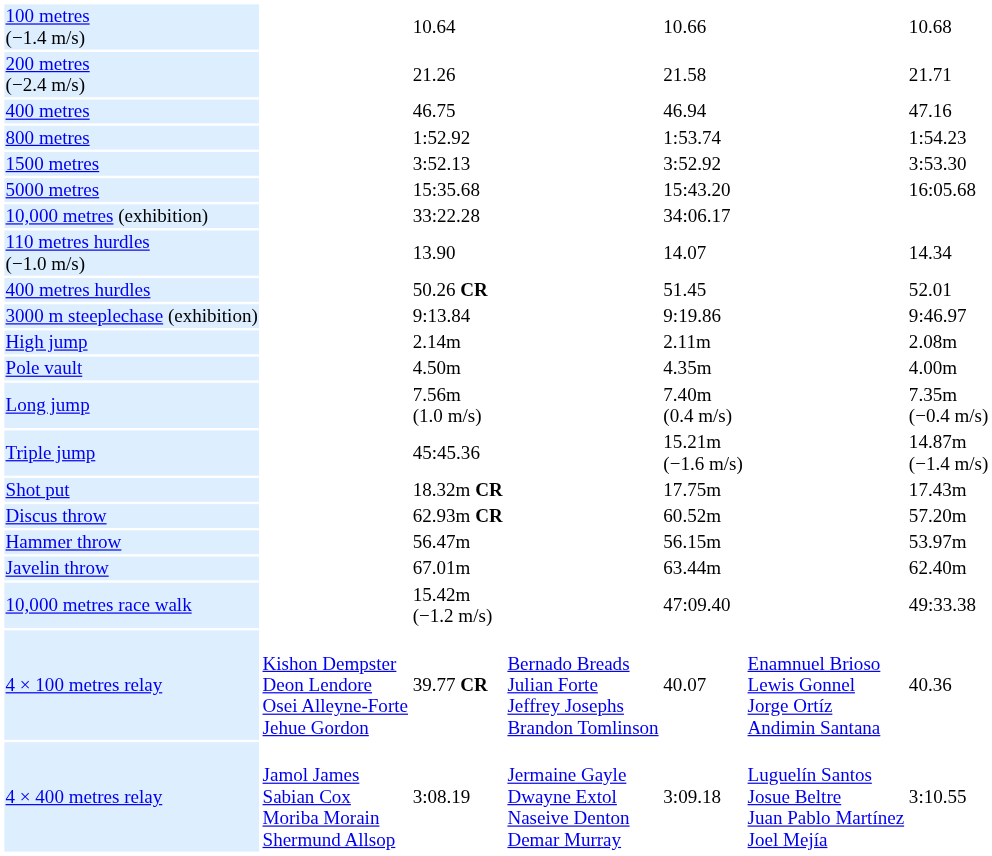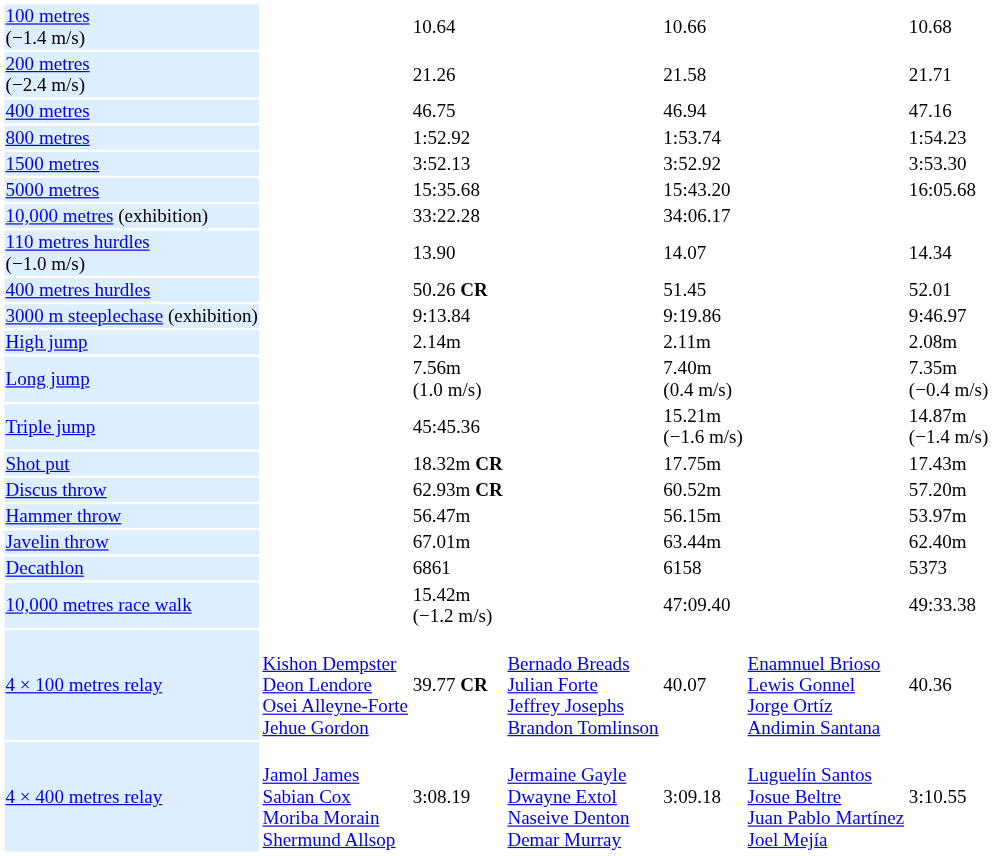- row: (44, 368)
+ row: (45, 568)
